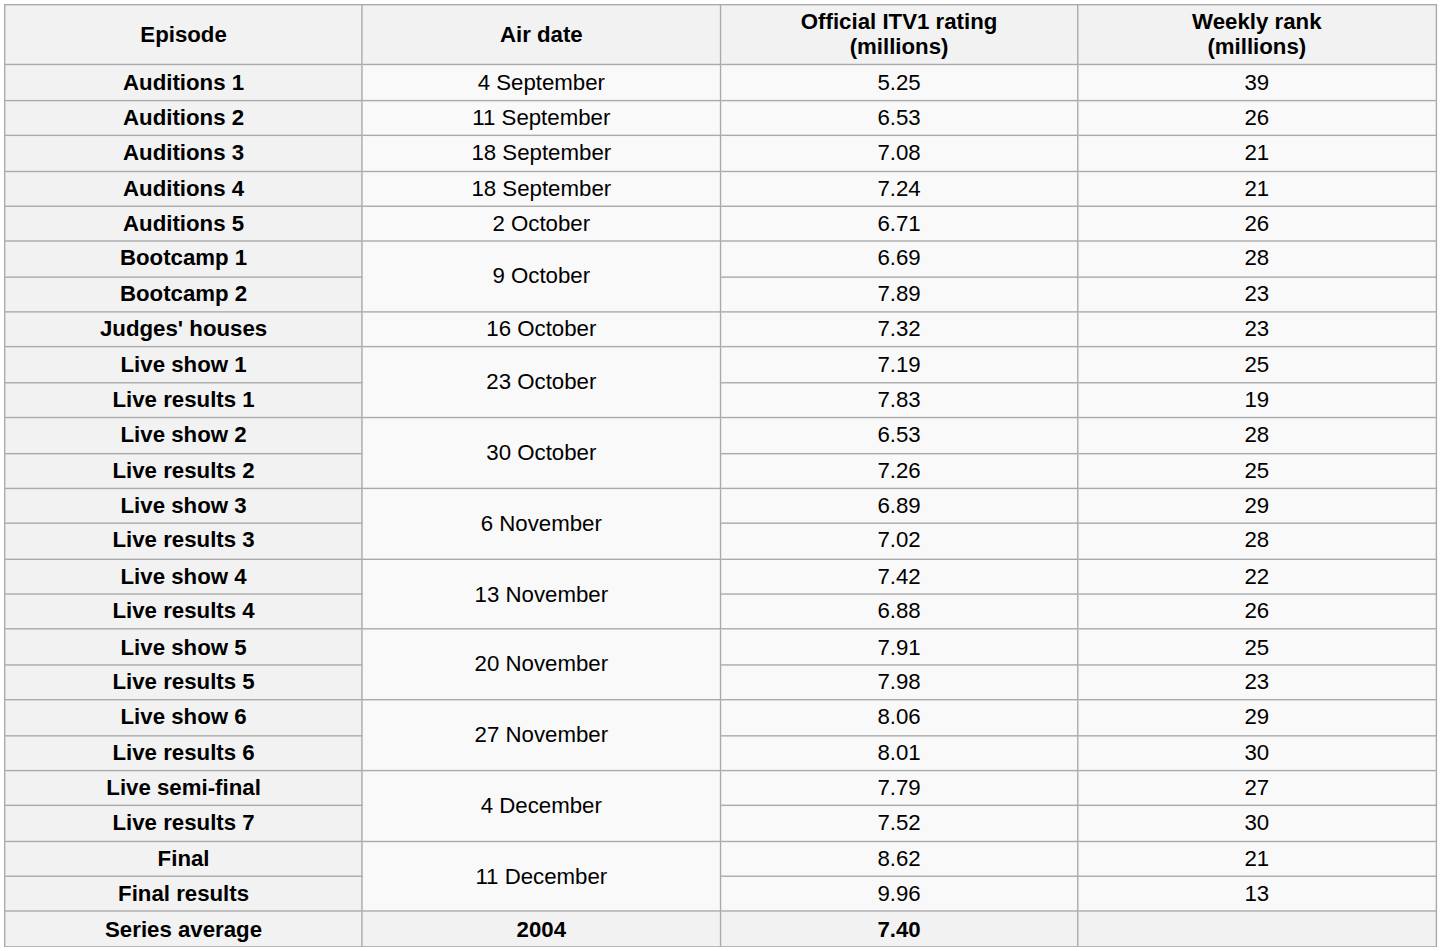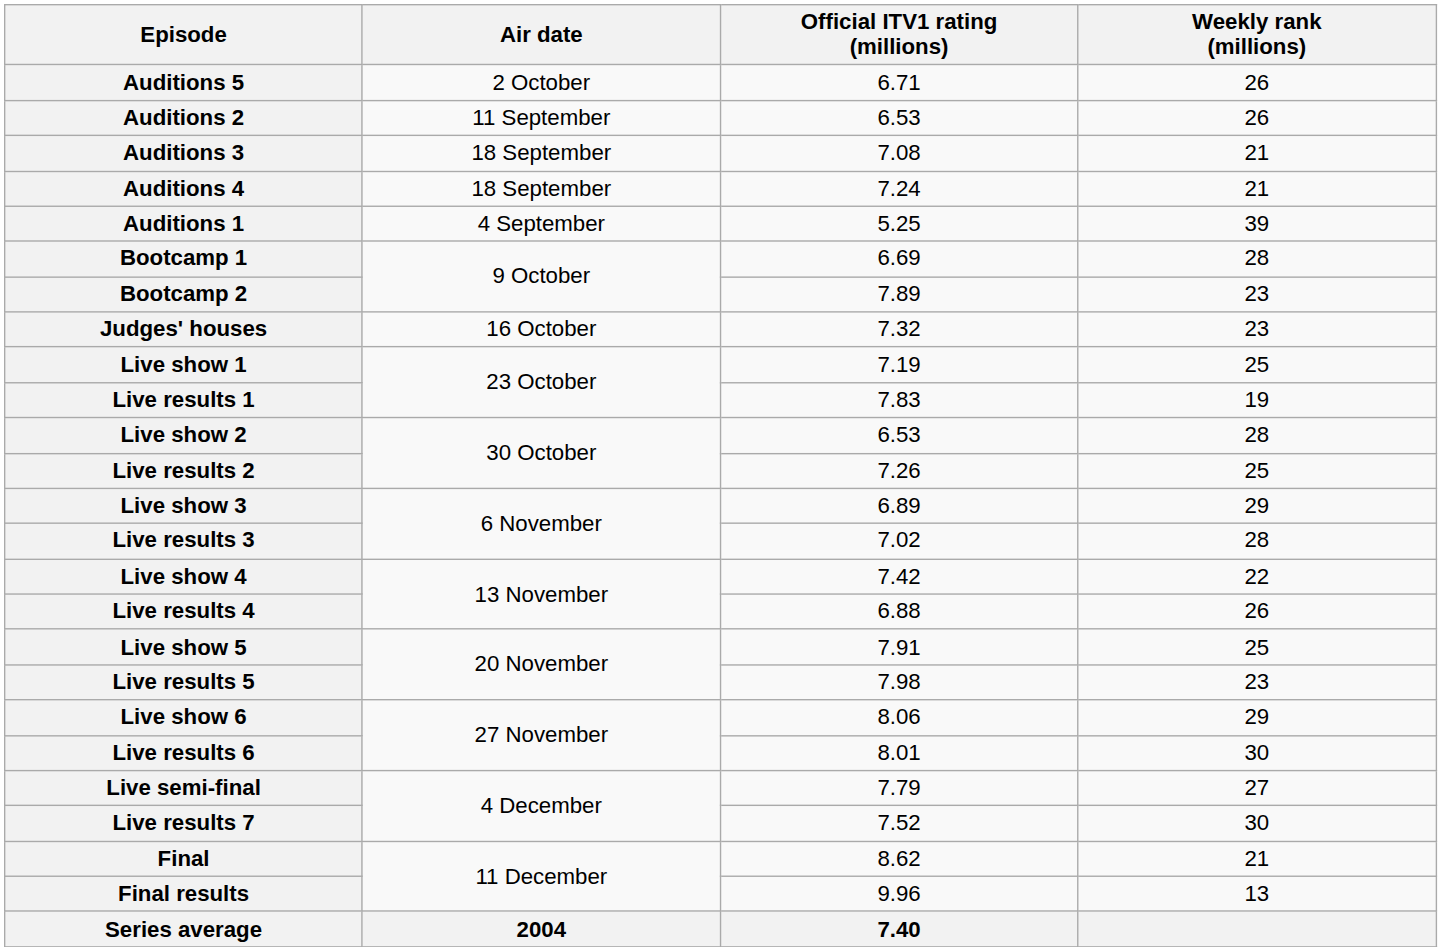rows swapped: (184, 82) <-> (184, 223)
